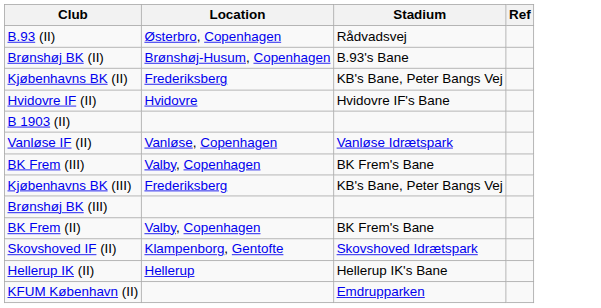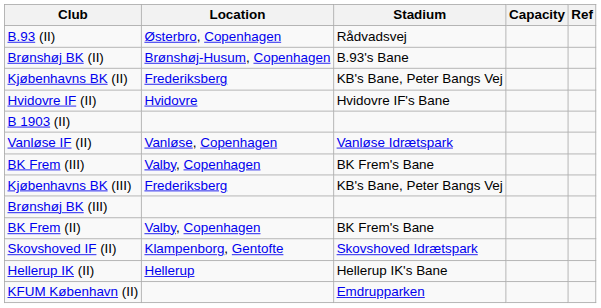+ column: (537, 15)
